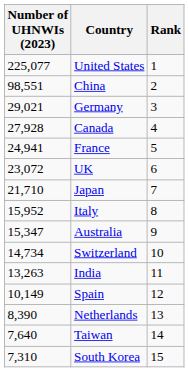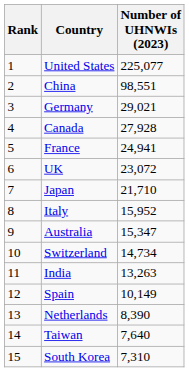columns swapped: (166, 29) <-> (38, 29)
